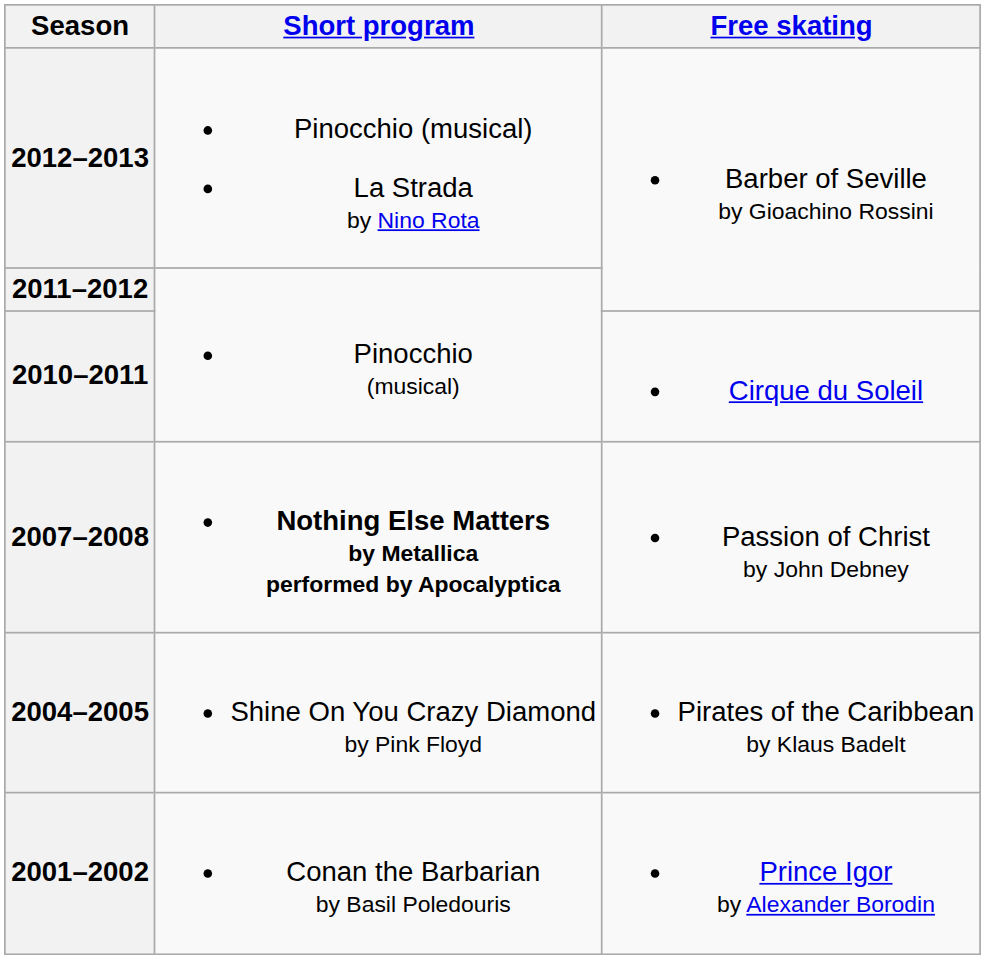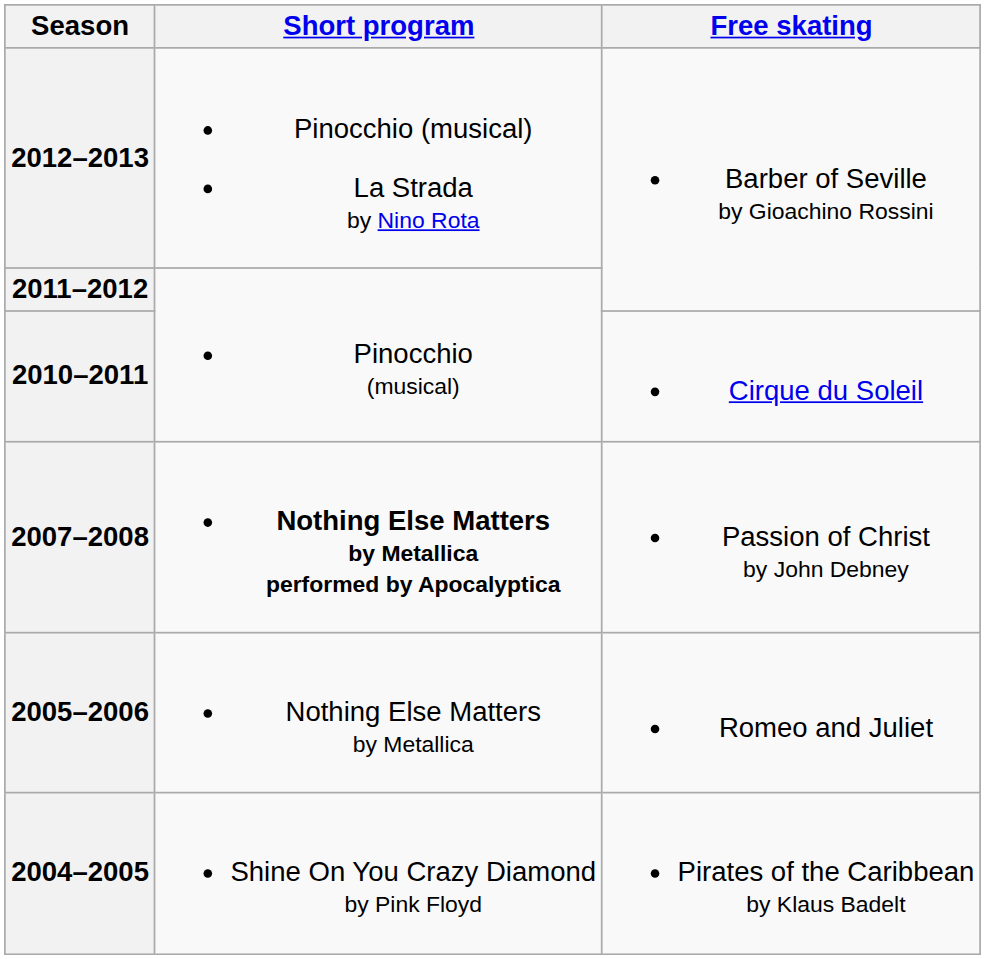+ row: (80, 712)
- row: (80, 872)
